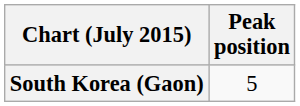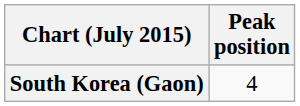(252, 82) 5 -> (252, 82) 4
